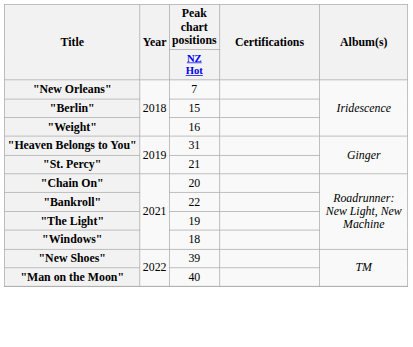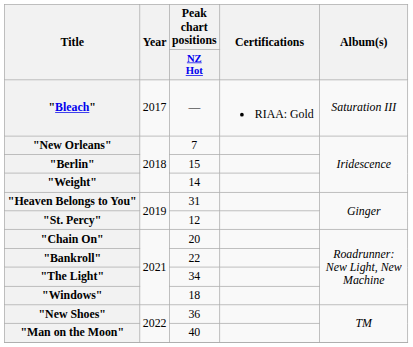+ row: (72, 107)
(194, 127) 16 -> (194, 182) 14
(194, 164) 21 -> (194, 220) 12
(194, 220) 19 -> (194, 276) 34
(194, 258) 39 -> (194, 314) 36
